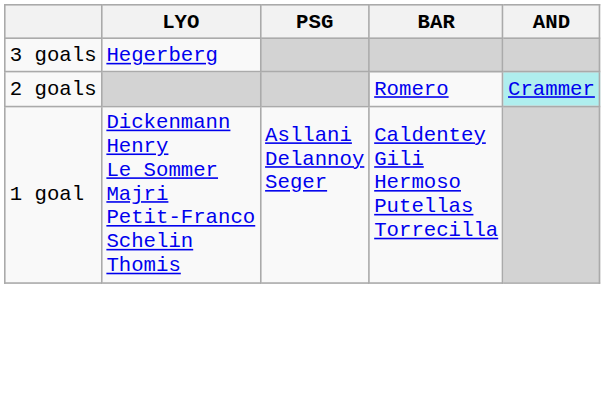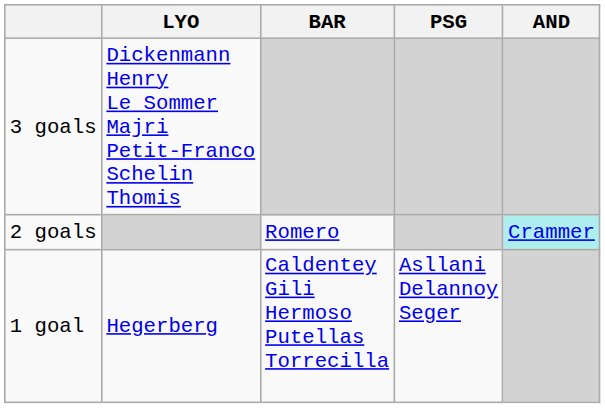columns swapped: (315, 22) <-> (436, 22)
(162, 55) Hegerberg -> (181, 127) Dickenmann Henry Le Sommer Majri Petit-Franco Schelin Thomis
(181, 194) Dickenmann Henry Le Sommer Majri Petit-Franco Schelin Thomis -> (162, 325) Hegerberg
